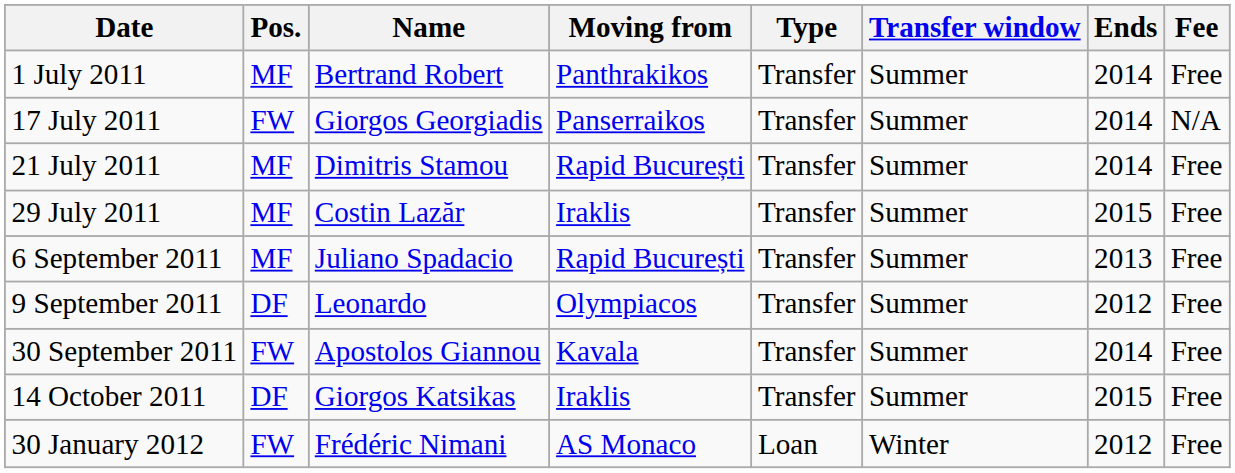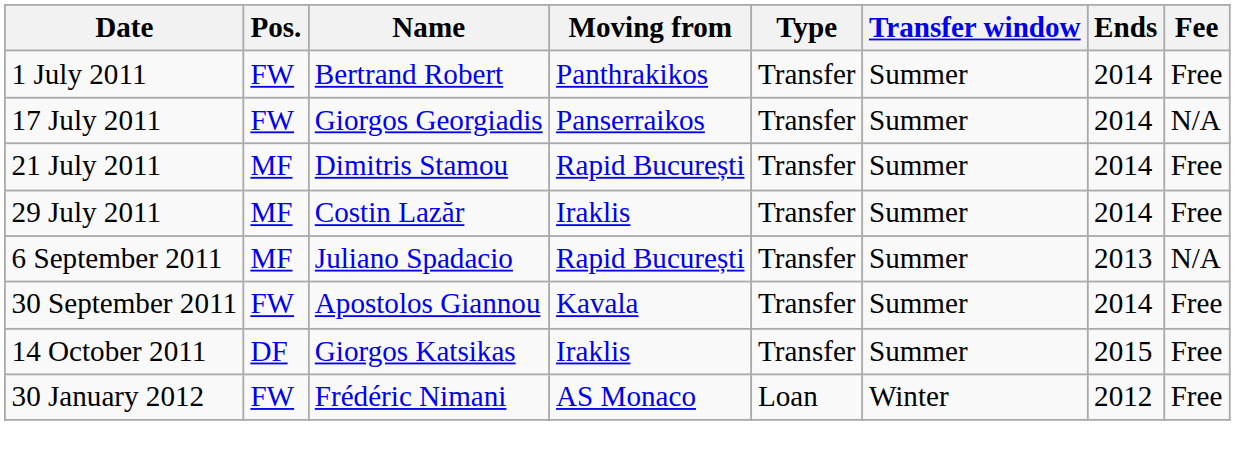(271, 73) MF -> (272, 73) FW
(1123, 212) 2015 -> (1123, 212) 2014
(1197, 258) Free -> (1196, 258) N/A
- row: (117, 304)
